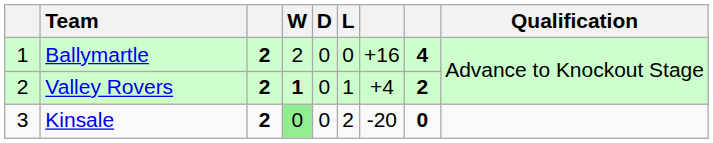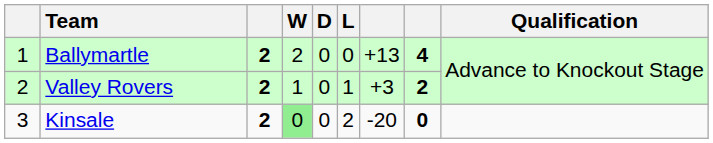(382, 54) +16 -> (382, 54) +13
(297, 87) bold -> (297, 87) normal
(382, 87) +4 -> (382, 87) +3
